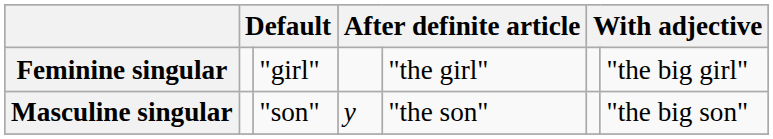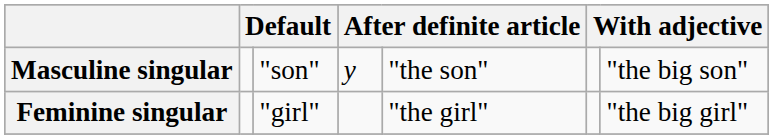rows swapped: (122, 112) <-> (122, 69)
